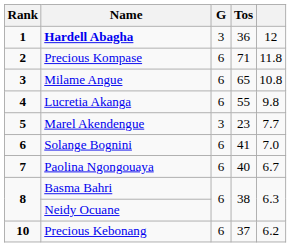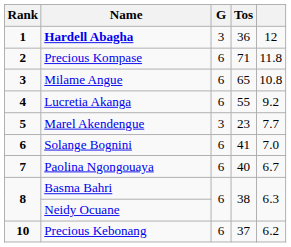(271, 102) 9.8 -> (271, 102) 9.2
